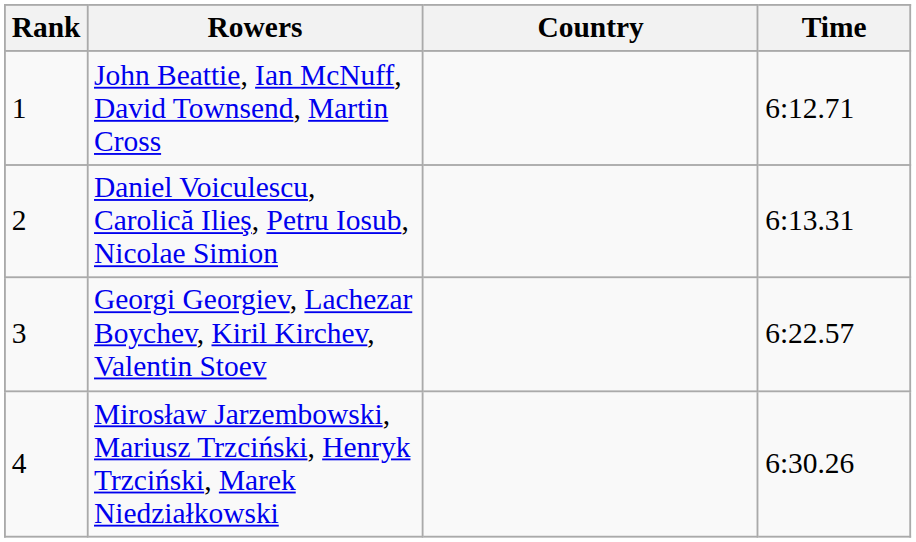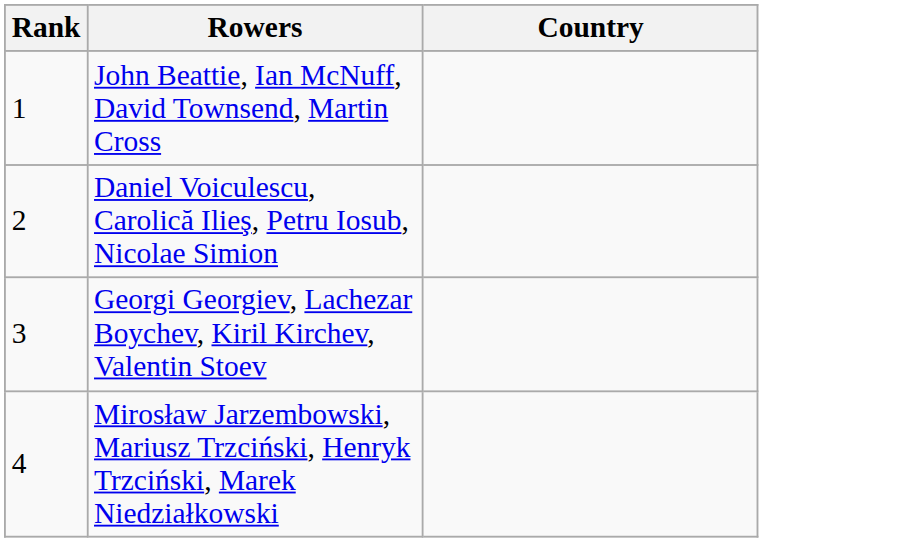- column: (834, 27)
